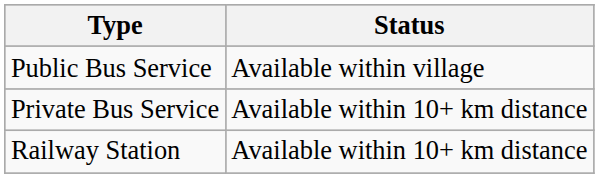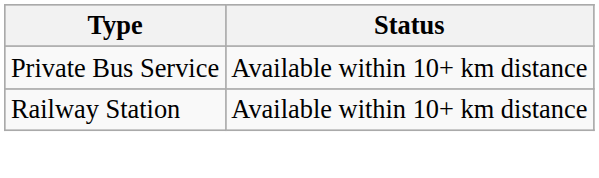- row: (111, 67)
